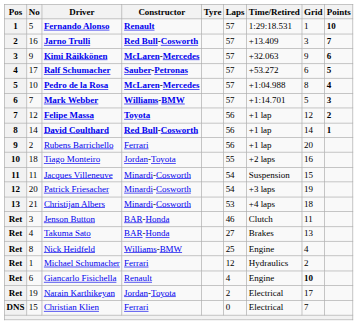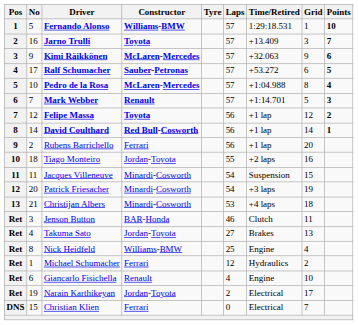(139, 26) Renault -> (154, 26) Williams-BMW
(161, 41) Red Bull-Cosworth -> (137, 41) Toyota
(154, 100) Williams-BMW -> (139, 100) Renault
(147, 233) BAR-Honda -> (150, 233) Jordan-Toyota
(309, 278) bold -> (309, 278) normal
